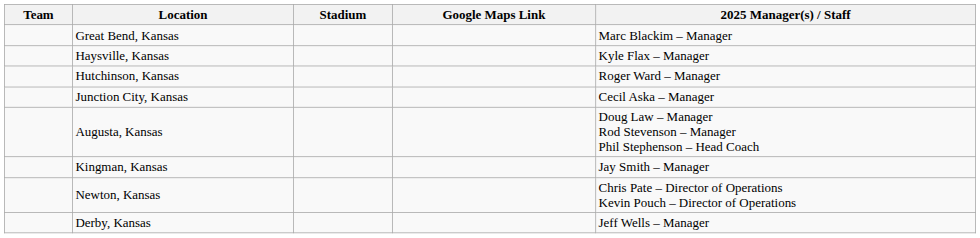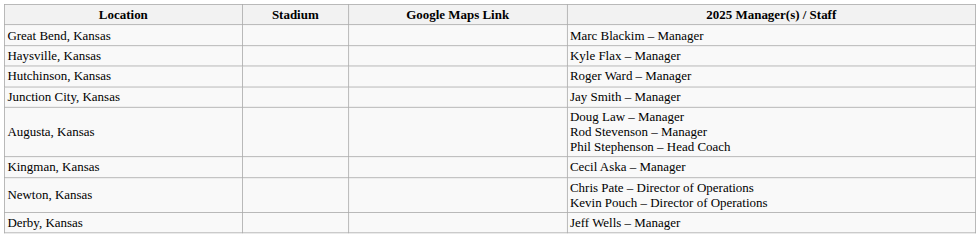- column: (38, 14)
(656, 96) Cecil Aska – Manager -> (625, 96) Jay Smith – Manager
(654, 167) Jay Smith – Manager -> (628, 167) Cecil Aska – Manager
